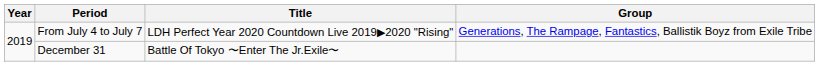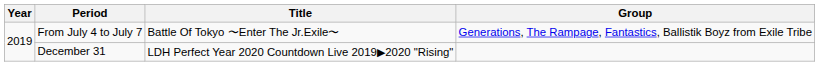(300, 32) LDH Perfect Year 2020 Countdown Live 2019▶︎2020 "Rising" -> (244, 32) Battle Of Tokyo 〜Enter The Jr.Exile〜
(244, 50) Battle Of Tokyo 〜Enter The Jr.Exile〜 -> (300, 52) LDH Perfect Year 2020 Countdown Live 2019▶︎2020 "Rising"
